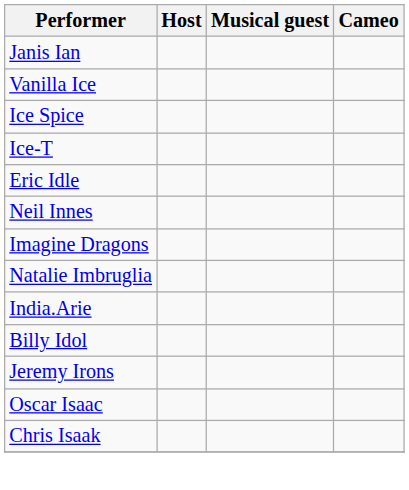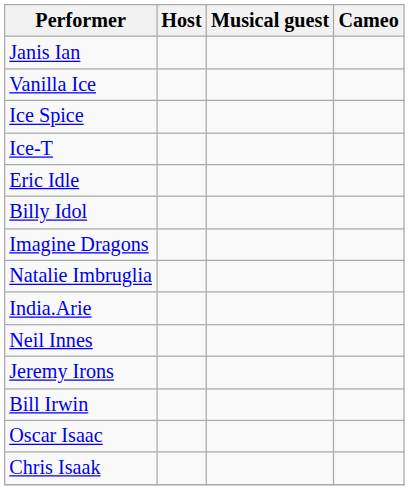rows swapped: (48, 340) <-> (51, 212)
+ row: (49, 404)
